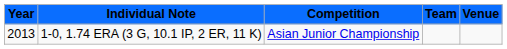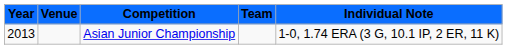columns swapped: (481, 14) <-> (151, 14)
